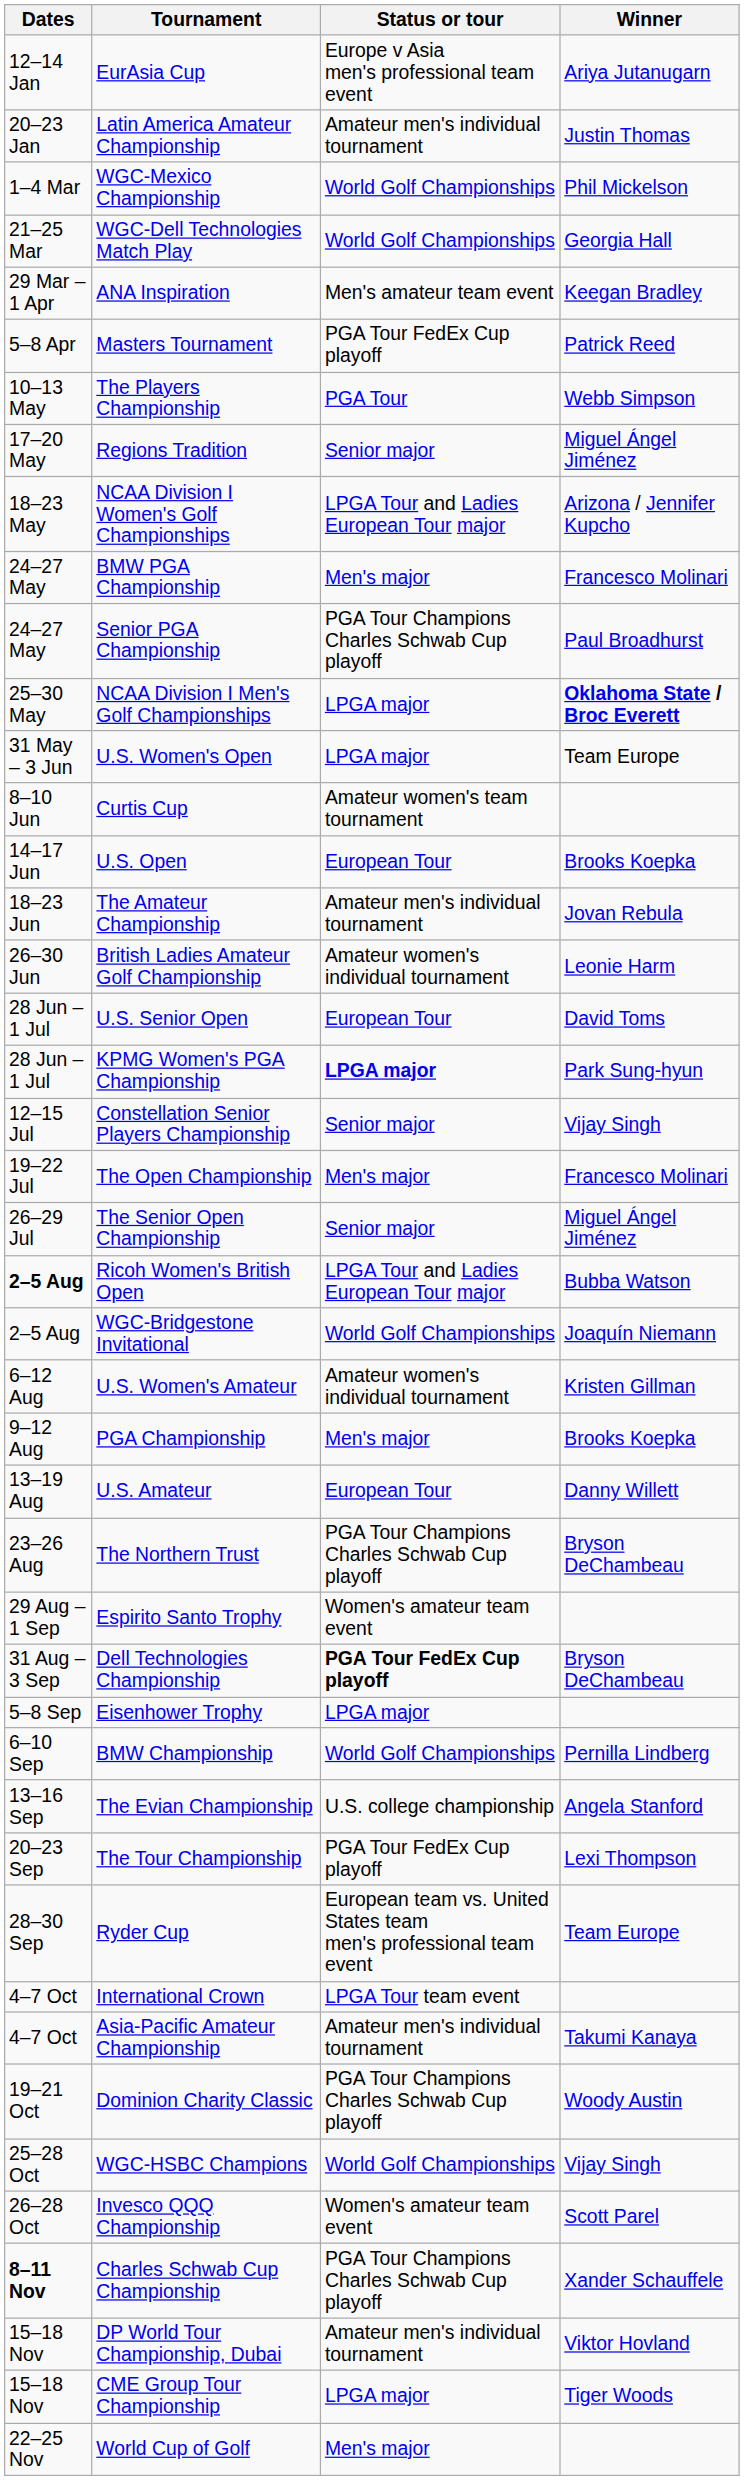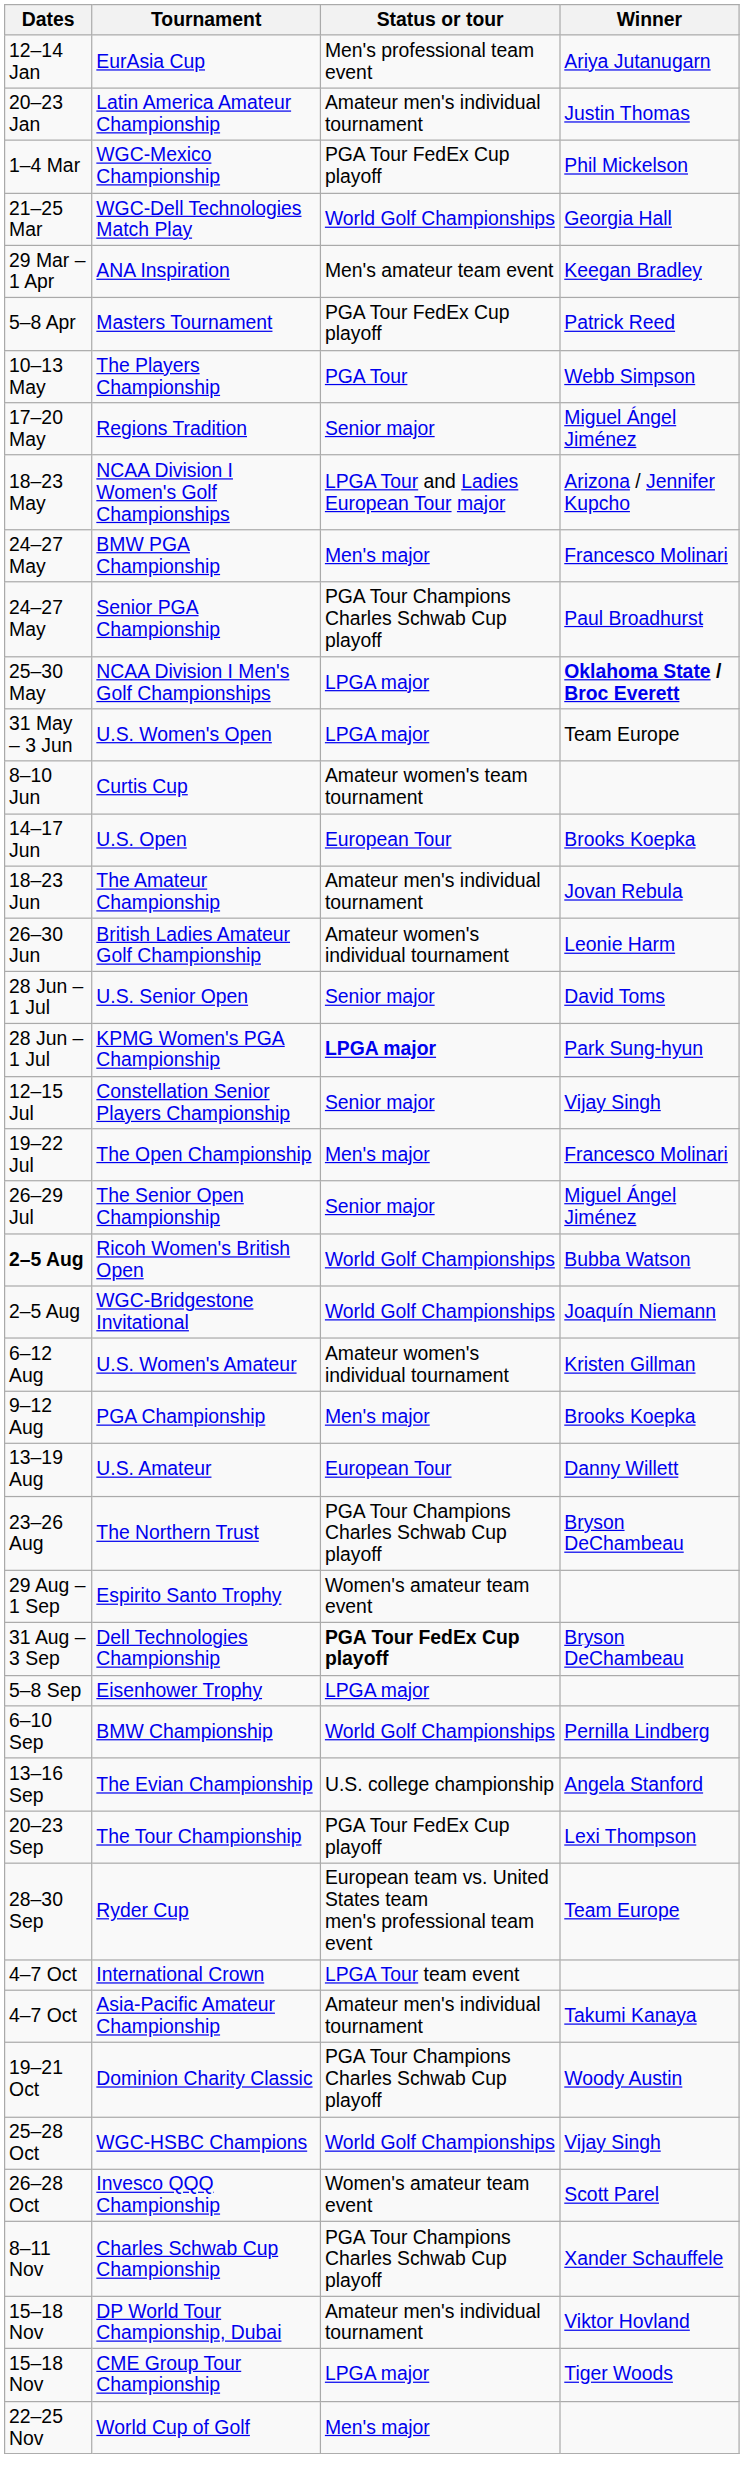(430, 72) Europe v Asia men's professional team event -> (430, 61) Men's professional team event
(440, 188) World Golf Championships -> (417, 166) PGA Tour FedEx Cup playoff
(388, 1019) European Tour -> (380, 997) Senior major
(422, 1281) LPGA Tour and Ladies European Tour major -> (440, 1259) World Golf Championships
(30, 2280) bold -> (30, 2258) normal
